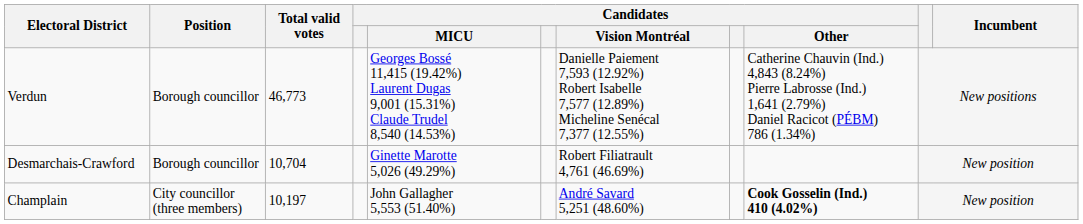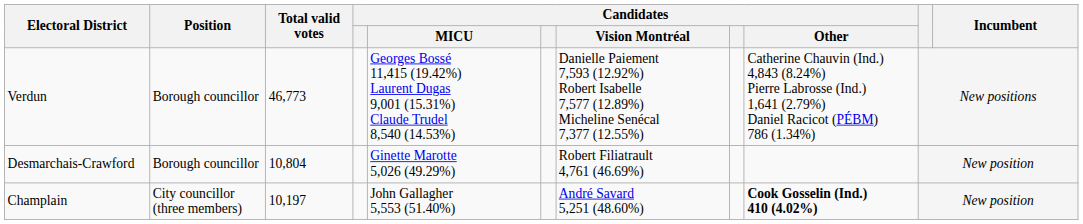(287, 164) 10,704 -> (287, 164) 10,804
